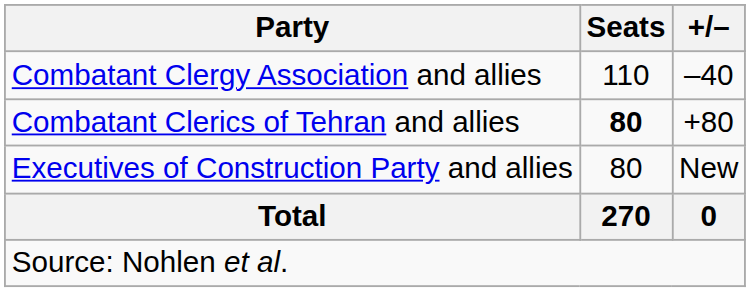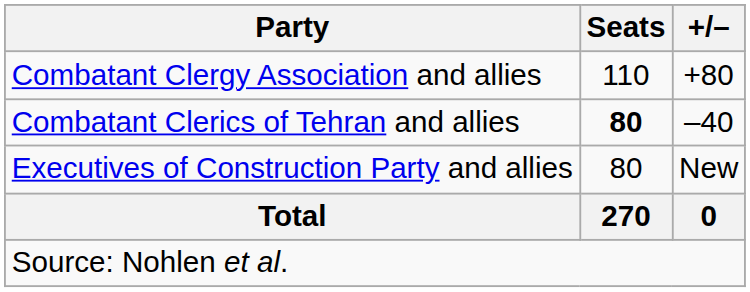(709, 74) –40 -> (709, 74) +80
(709, 121) +80 -> (709, 121) –40
